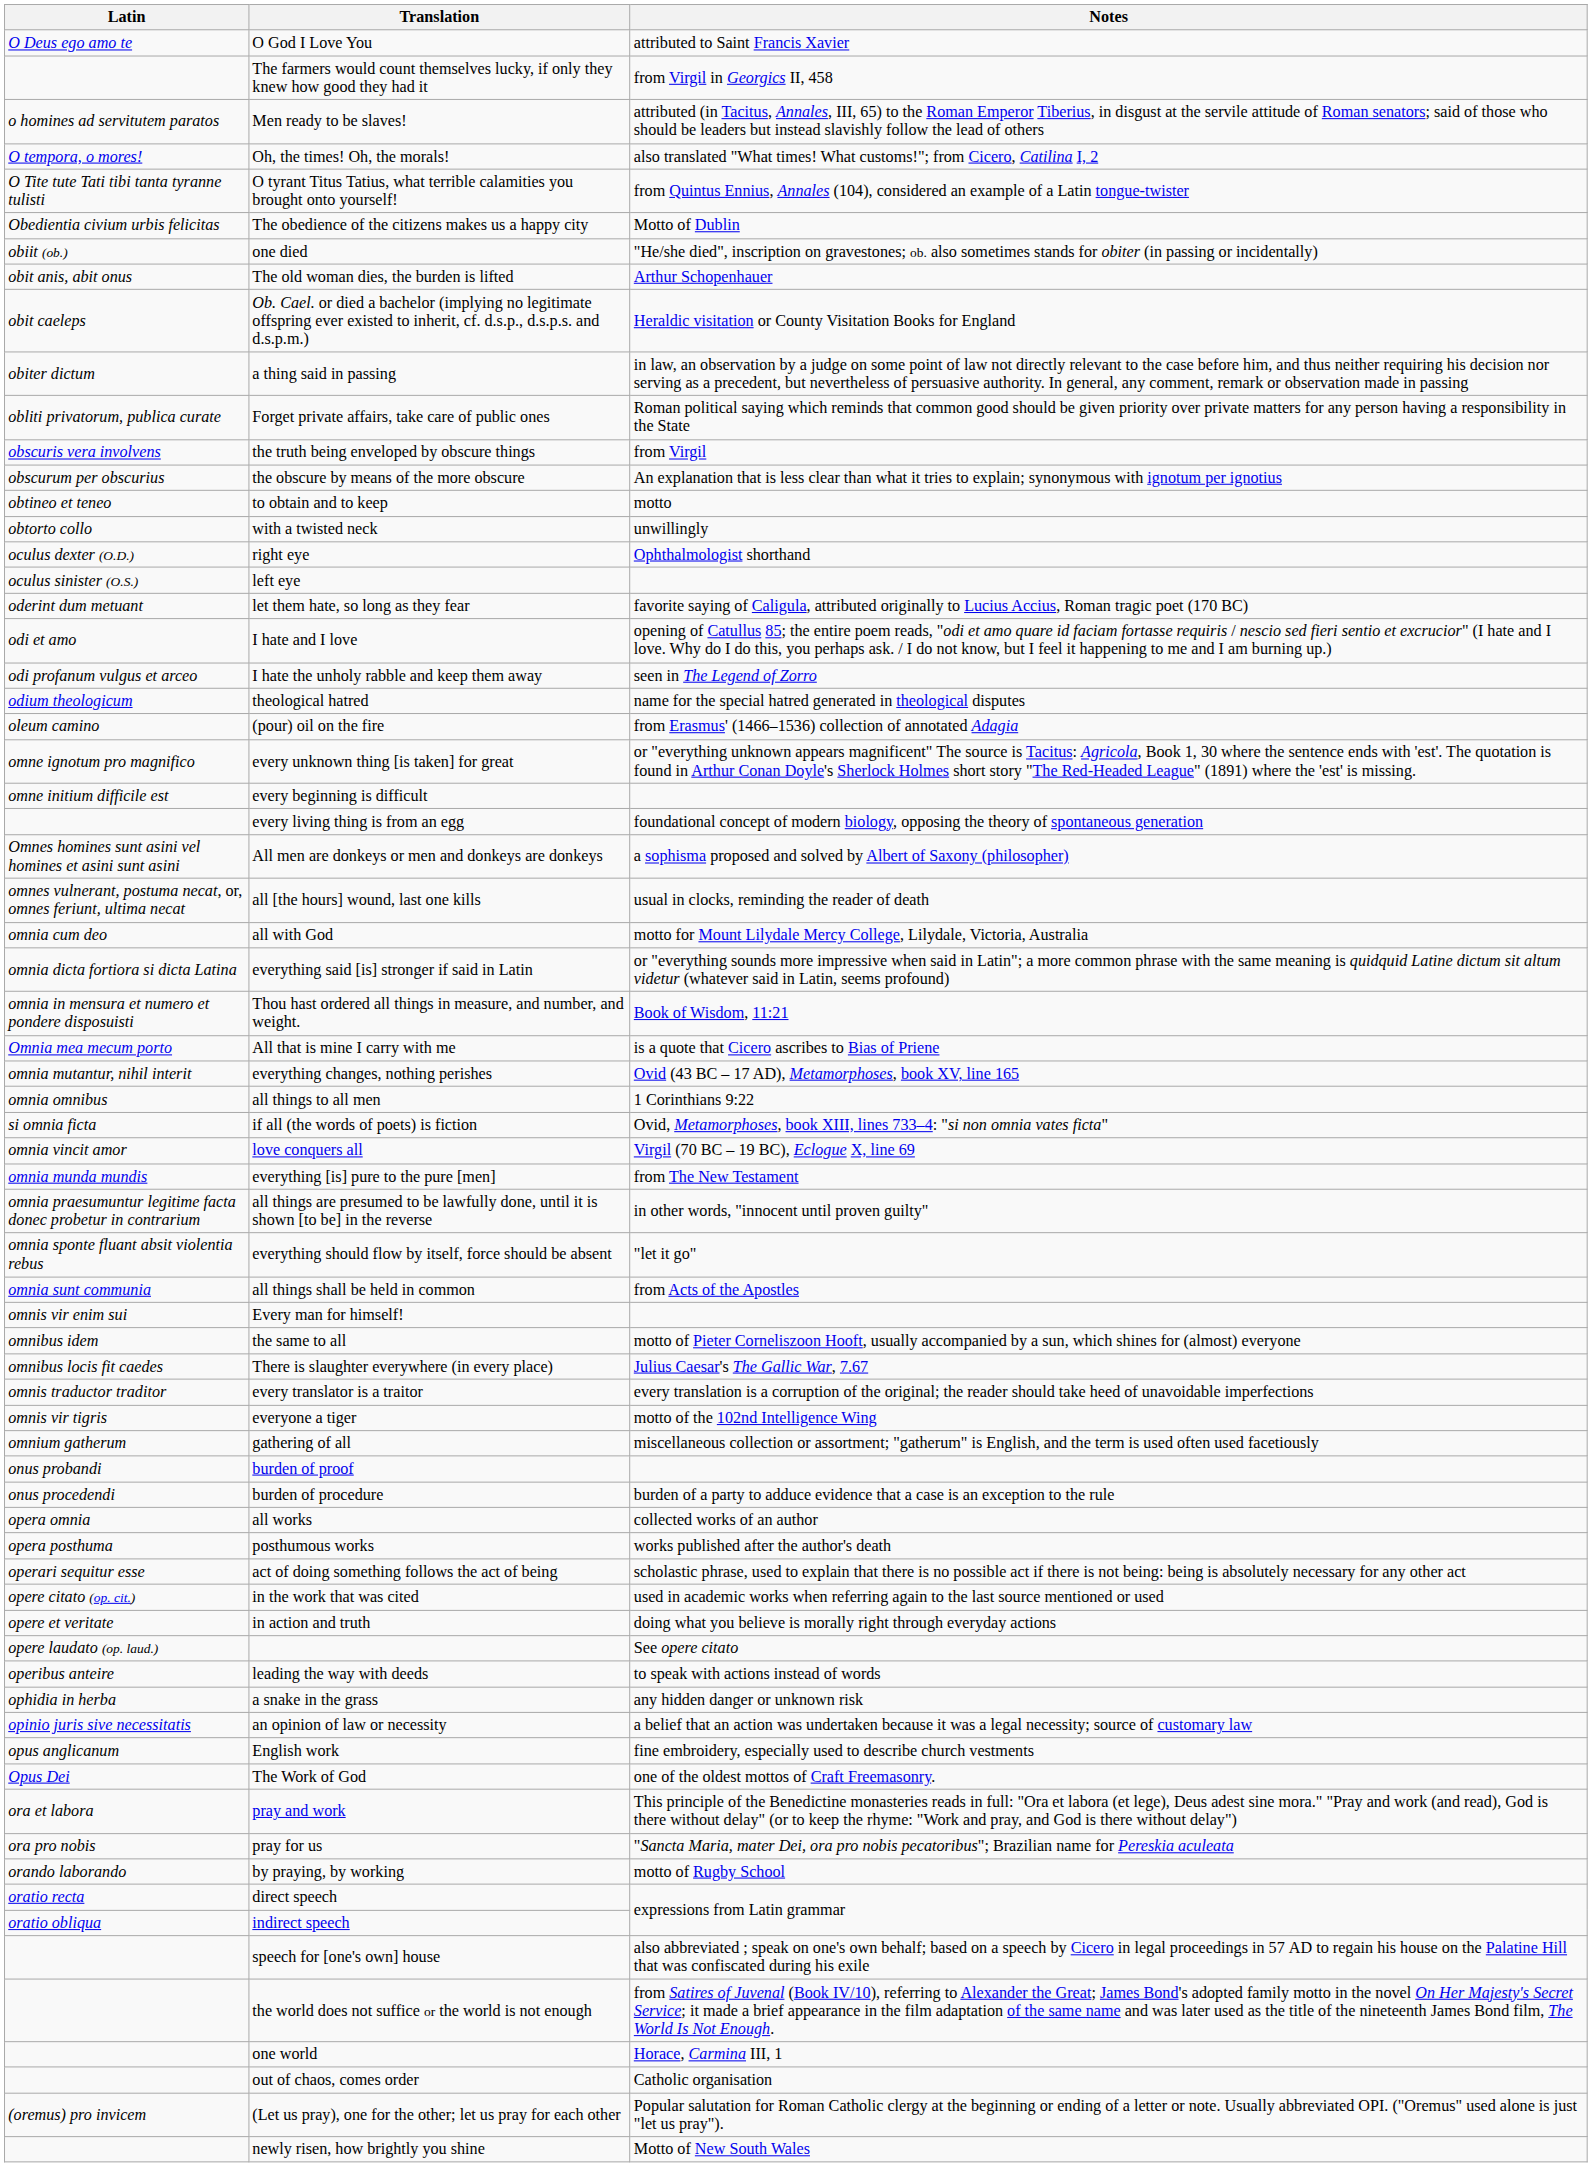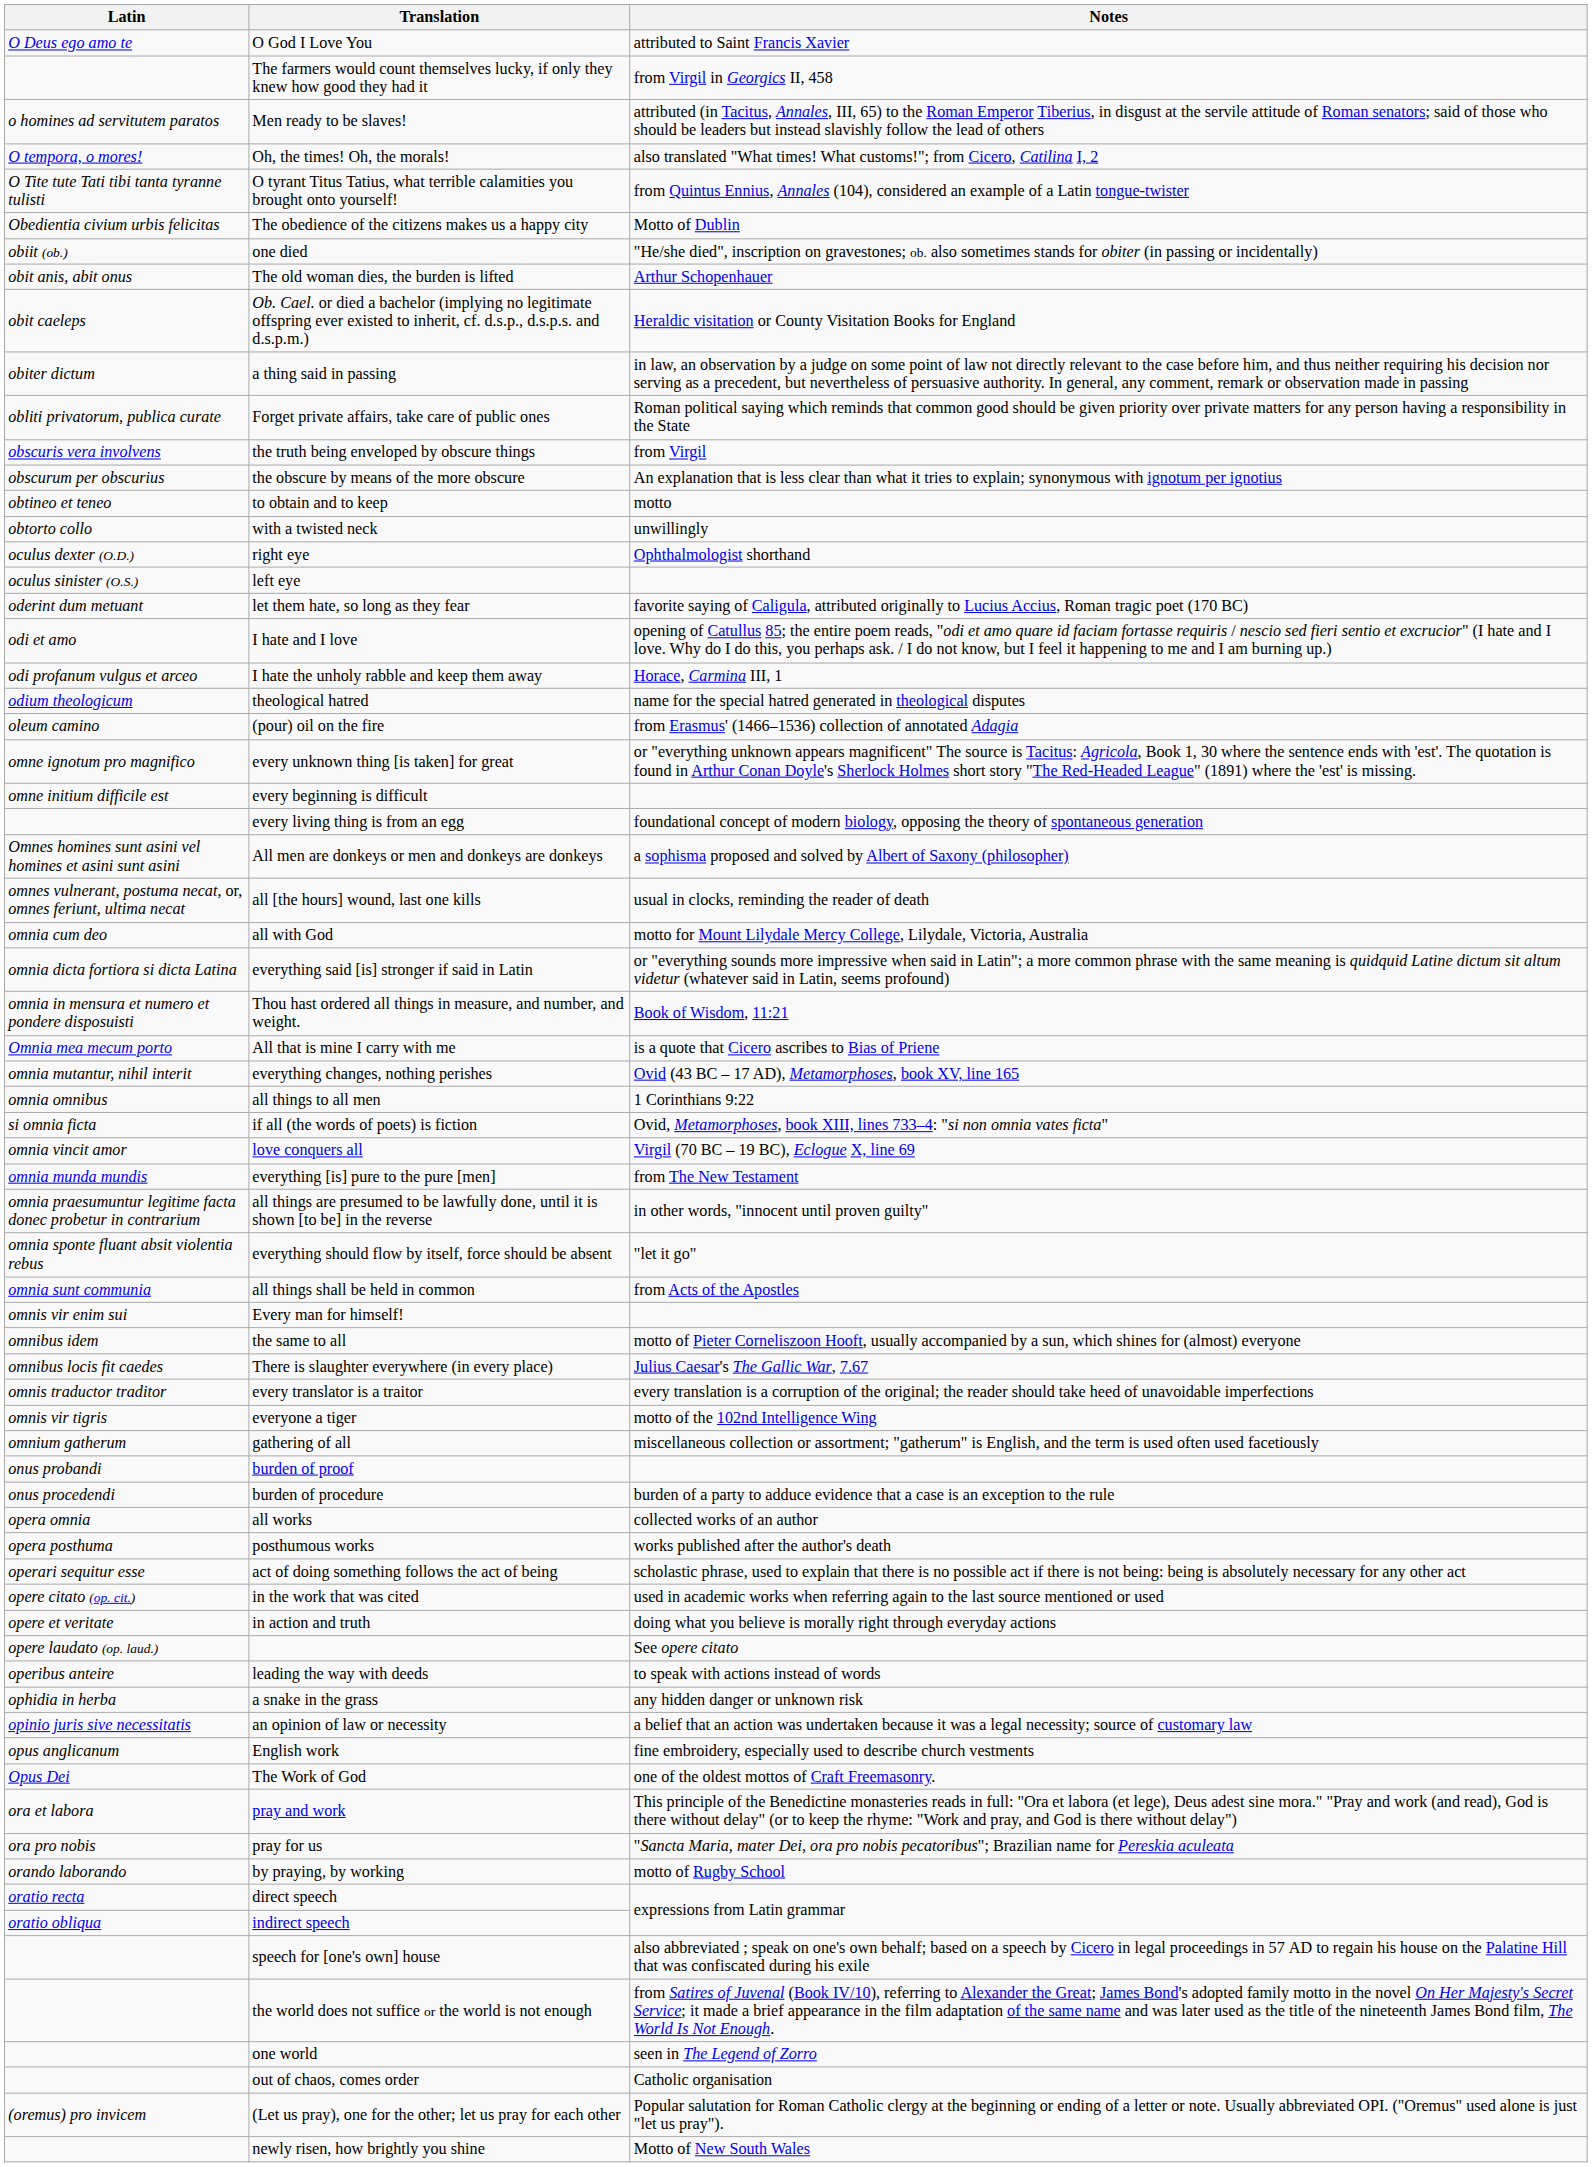(725, 675) seen in The Legend of Zorro -> (708, 675) Horace, Carmina III, 1
(708, 2054) Horace, Carmina III, 1 -> (725, 2054) seen in The Legend of Zorro
